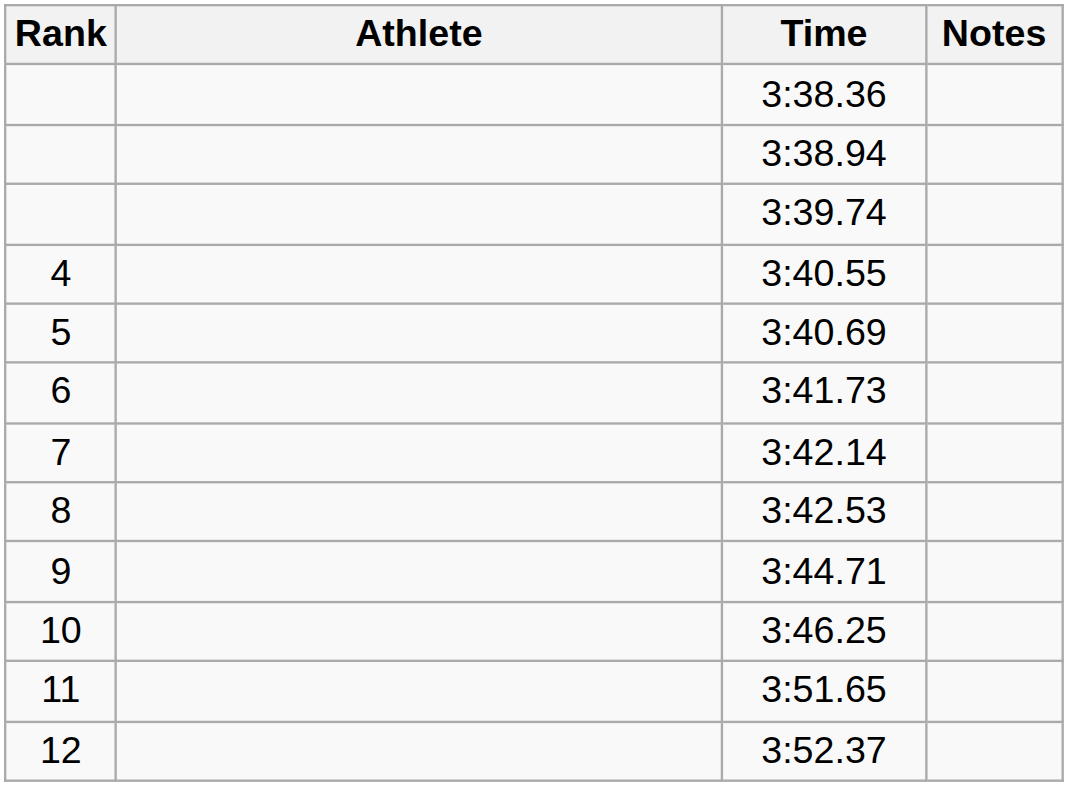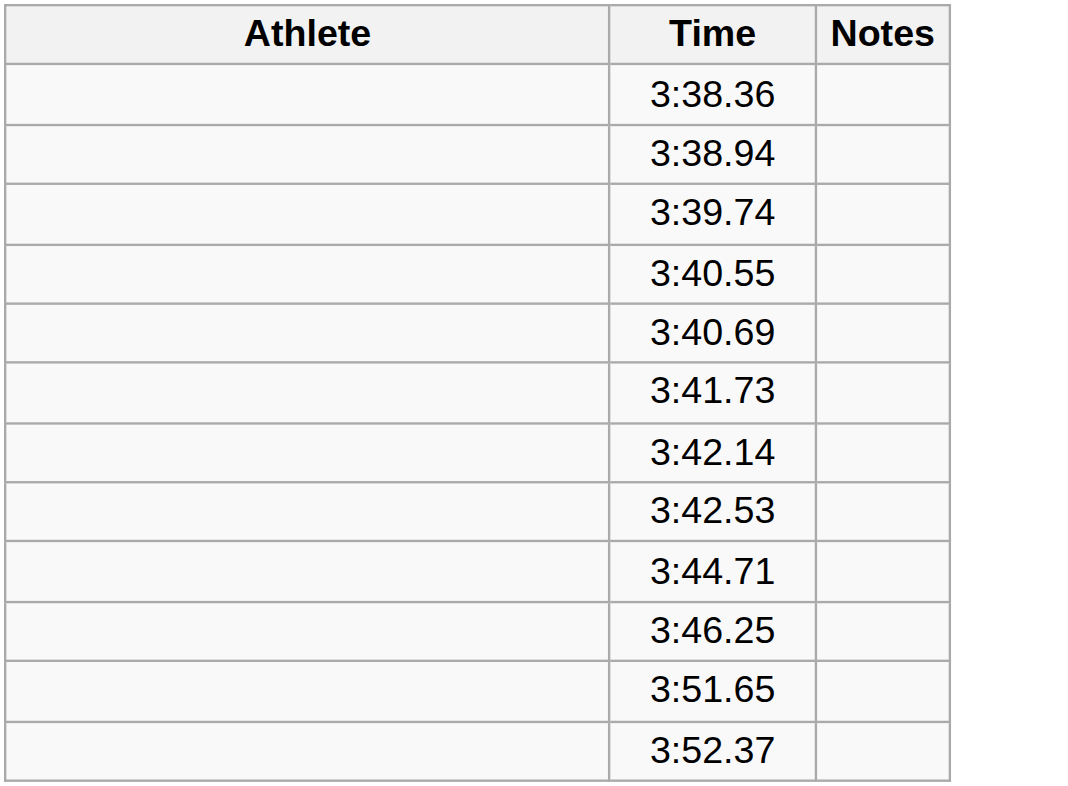- column: (61, 34)
